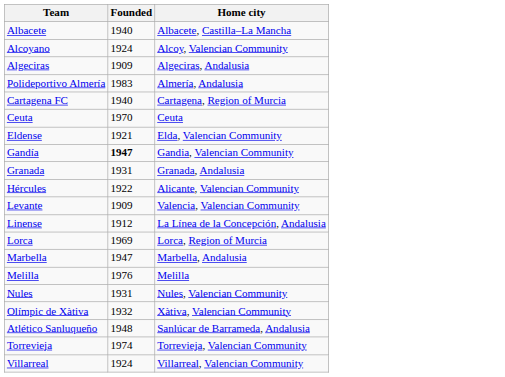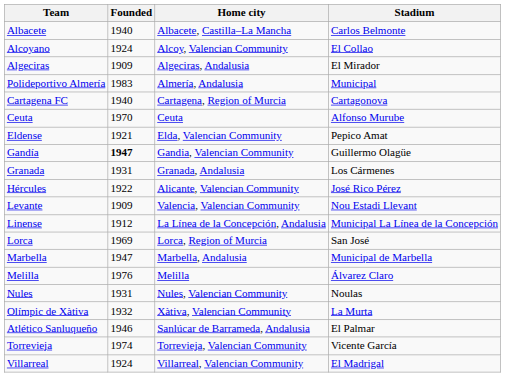+ column: (414, 13)
(121, 328) 1948 -> (121, 328) 1946
